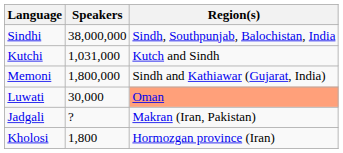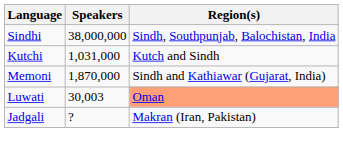(94, 76) 1,800,000 -> (94, 76) 1,870,000
(86, 96) 30,000 -> (86, 96) 30,003
- row: (28, 138)
